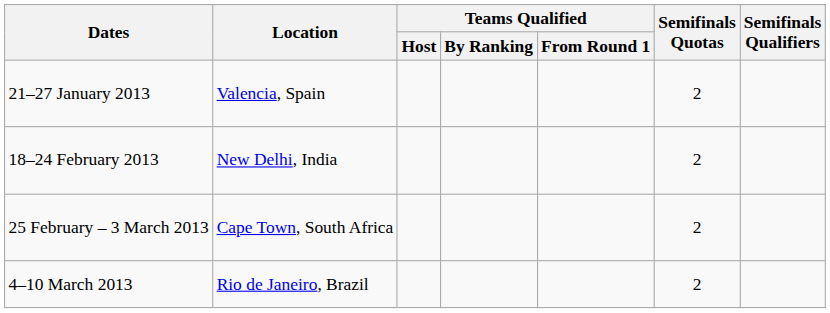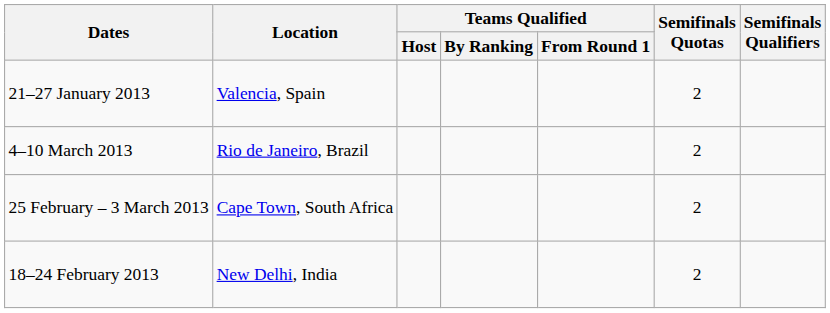rows swapped: (84, 160) <-> (71, 284)
